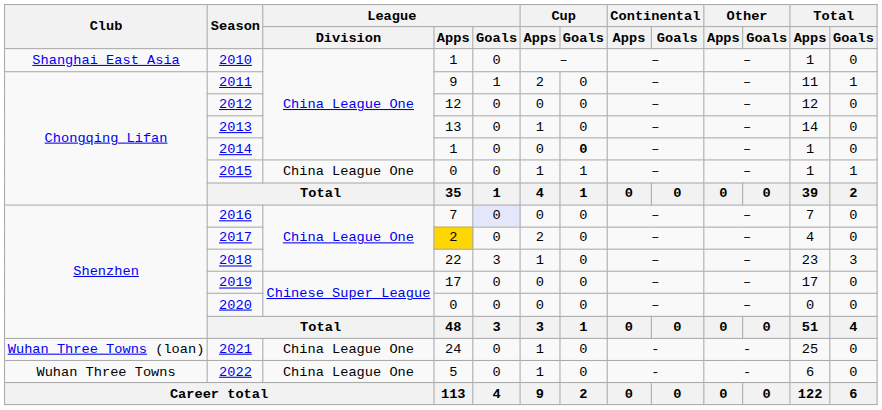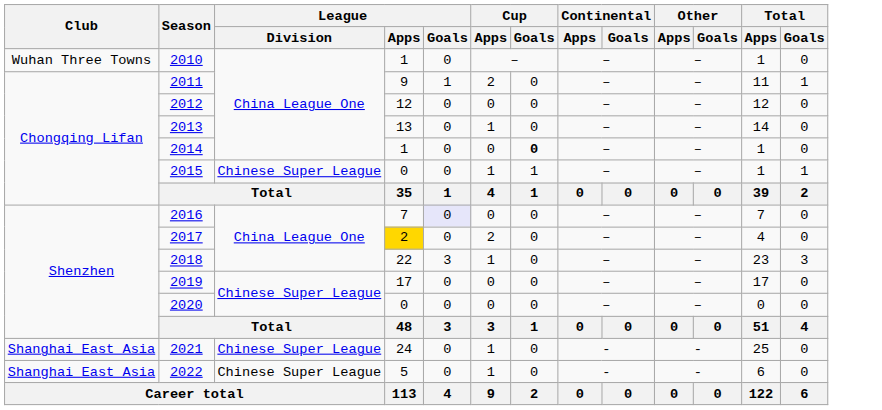(106, 60) Shanghai East Asia -> (82, 60) Wuhan Three Towns
(348, 171) China League One -> (299, 171) Chinese Super League
(106, 349) Wuhan Three Towns (loan) -> (82, 349) Shanghai East Asia
(348, 349) China League One -> (299, 349) Chinese Super League
(106, 372) Wuhan Three Towns -> (82, 372) Shanghai East Asia
(348, 372) China League One -> (299, 372) Chinese Super League
